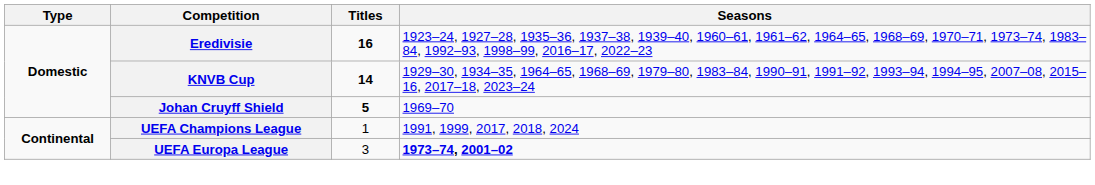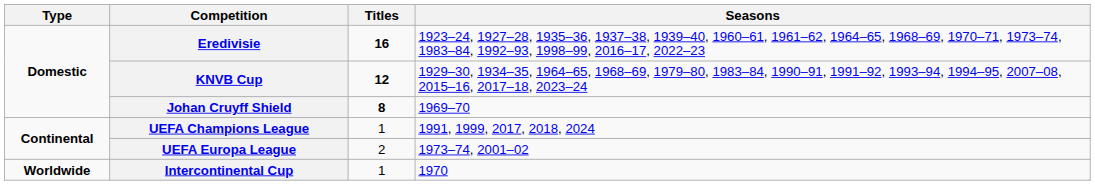(365, 79) 14 -> (382, 79) 12
(365, 107) 5 -> (382, 107) 8
(365, 149) 3 -> (382, 149) 2
(458, 149) bold -> (474, 149) normal
+ row: (229, 170)
